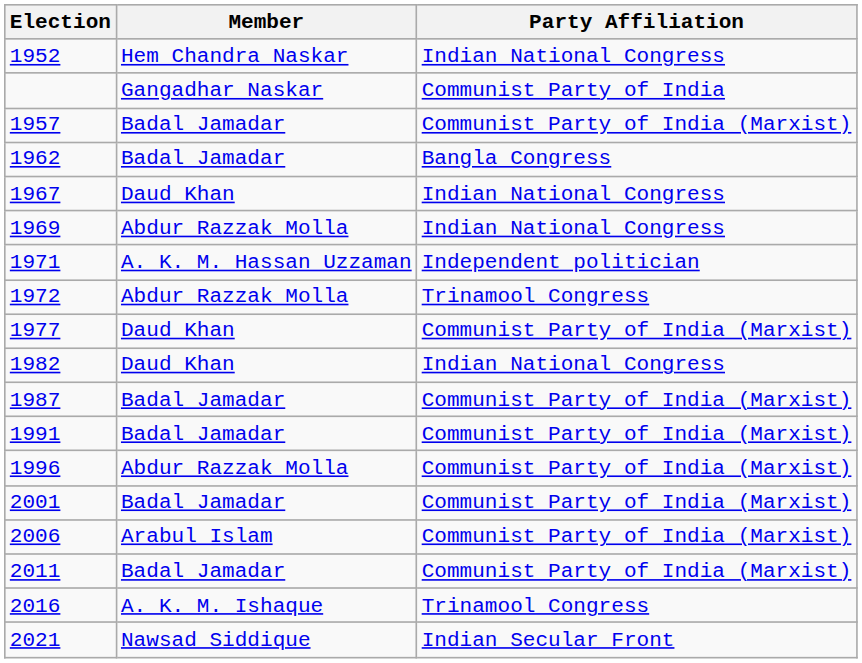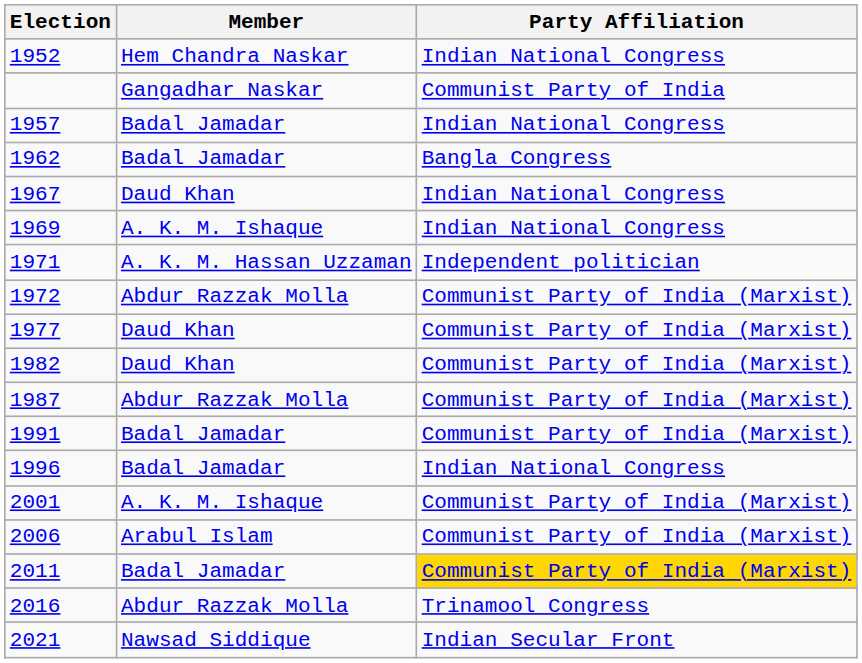(637, 125) Communist Party of India (Marxist) -> (573, 125) Indian National Congress
(235, 228) Abdur Razzak Molla -> (222, 228) A. K. M. Ishaque
(535, 297) Trinamool Congress -> (637, 297) Communist Party of India (Marxist)
(573, 365) Indian National Congress -> (637, 365) Communist Party of India (Marxist)
(203, 400) Badal Jamadar -> (235, 400) Abdur Razzak Molla
(235, 468) Abdur Razzak Molla -> (203, 468) Badal Jamadar
(637, 468) Communist Party of India (Marxist) -> (573, 468) Indian National Congress
(203, 503) Badal Jamadar -> (222, 503) A. K. M. Ishaque
(637, 571) no background -> (637, 571) gold background
(222, 605) A. K. M. Ishaque -> (235, 605) Abdur Razzak Molla
